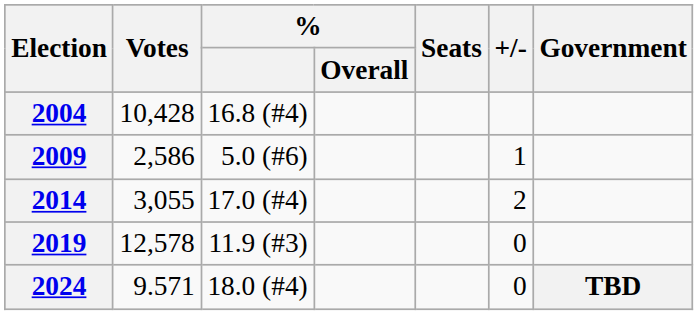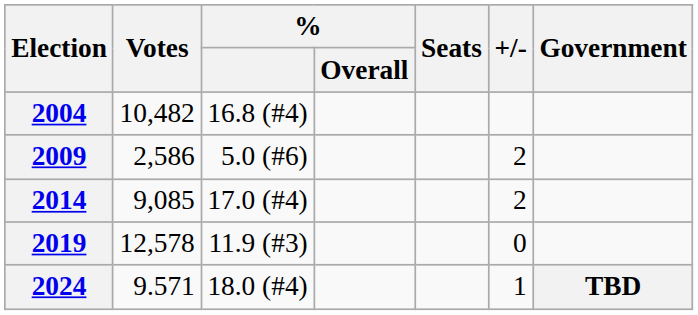(157, 112) 10,428 -> (157, 112) 10,482
(520, 156) 1 -> (520, 156) 2
(164, 199) 3,055 -> (164, 199) 9,085
(520, 286) 0 -> (520, 286) 1
